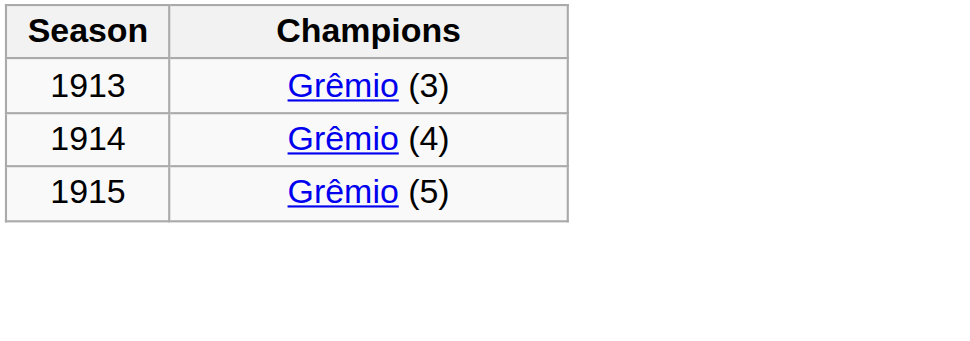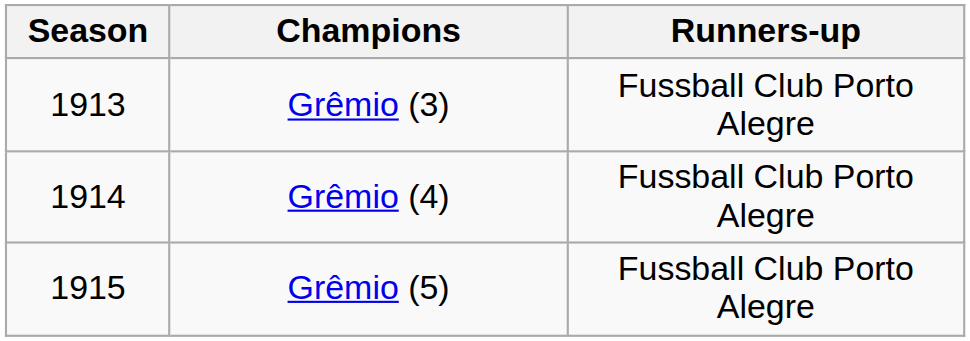+ column: (766, 31)
